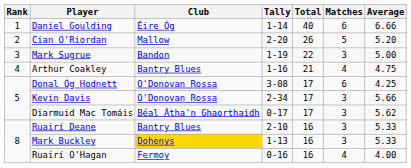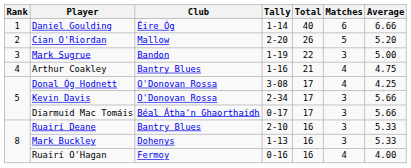(344, 84) 6 -> (344, 84) 4
(386, 112) 5.62 -> (386, 112) 5.66
(156, 141) gold background -> (156, 141) no background
